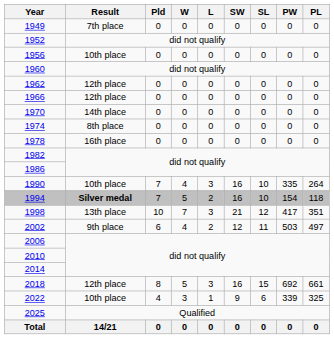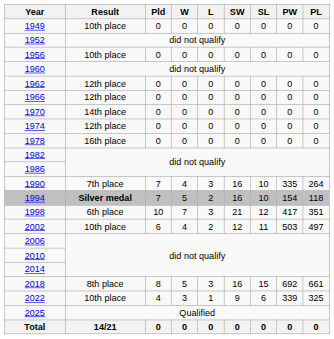(105, 26) 7th place -> (105, 26) 10th place
(105, 127) 8th place -> (105, 127) 12th place
(105, 184) 10th place -> (105, 184) 7th place
(105, 213) 13th place -> (105, 213) 6th place
(105, 227) 9th place -> (105, 227) 10th place
(105, 284) 12th place -> (105, 284) 8th place
